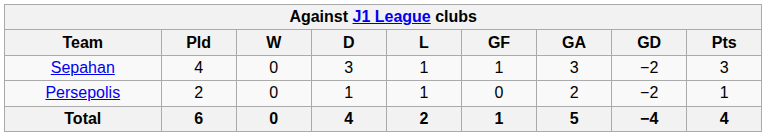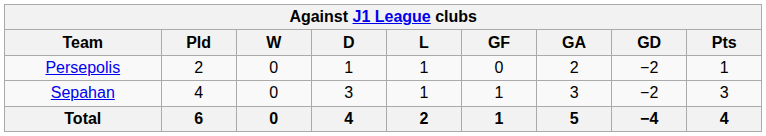rows swapped: (83, 93) <-> (83, 67)
